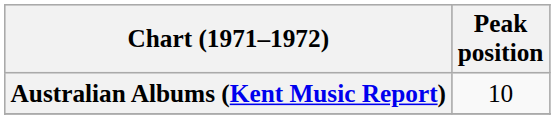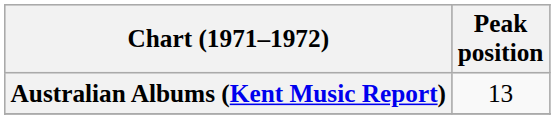(501, 93) 10 -> (501, 93) 13
